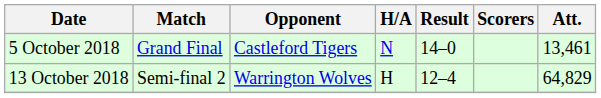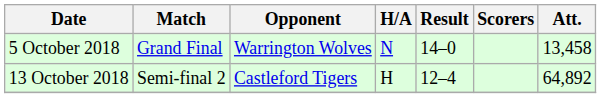(296, 48) Castleford Tigers -> (303, 48) Warrington Wolves
(567, 48) 13,461 -> (567, 48) 13,458
(303, 77) Warrington Wolves -> (296, 77) Castleford Tigers
(567, 77) 64,829 -> (567, 77) 64,892
